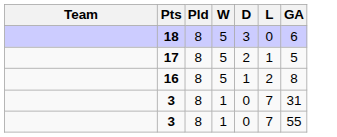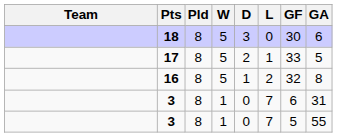+ column: (293, 15)
